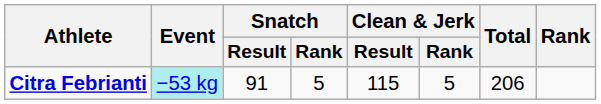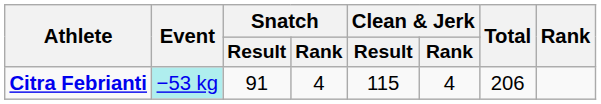(319, 83) 5 -> (319, 83) 4
(449, 83) 5 -> (449, 83) 4
